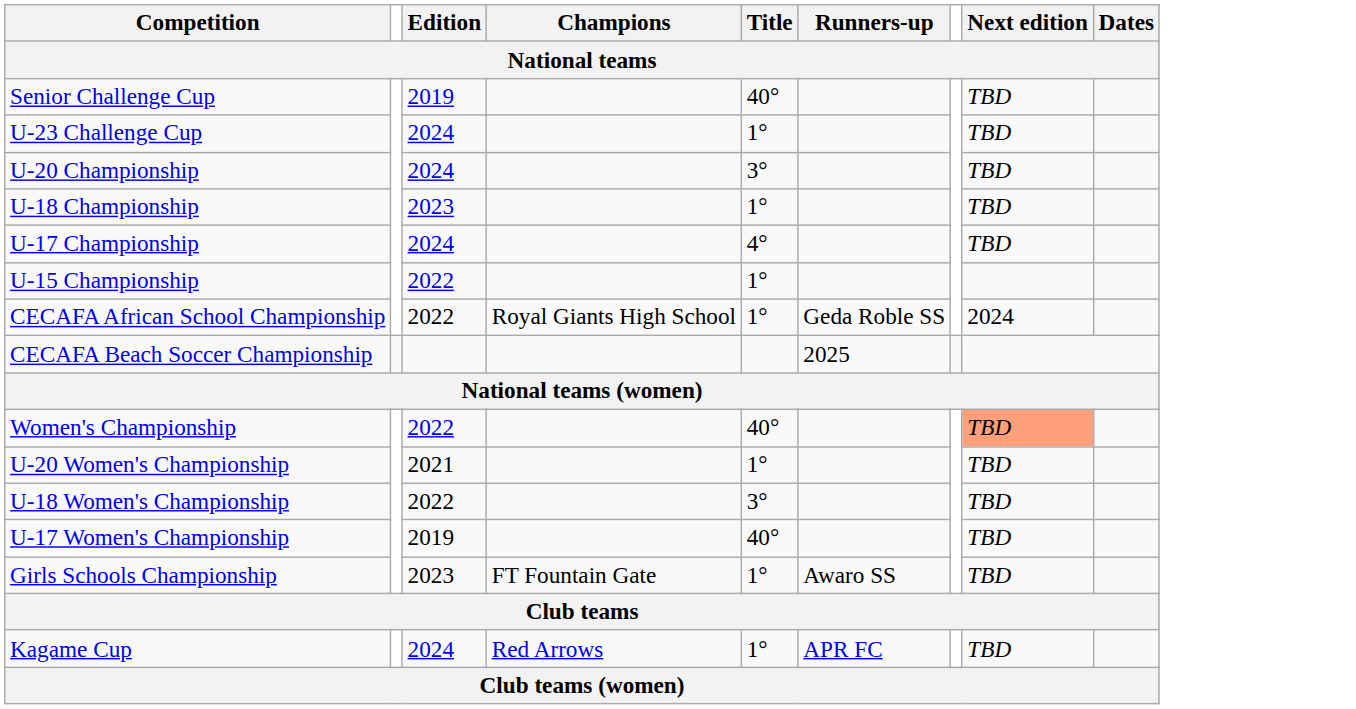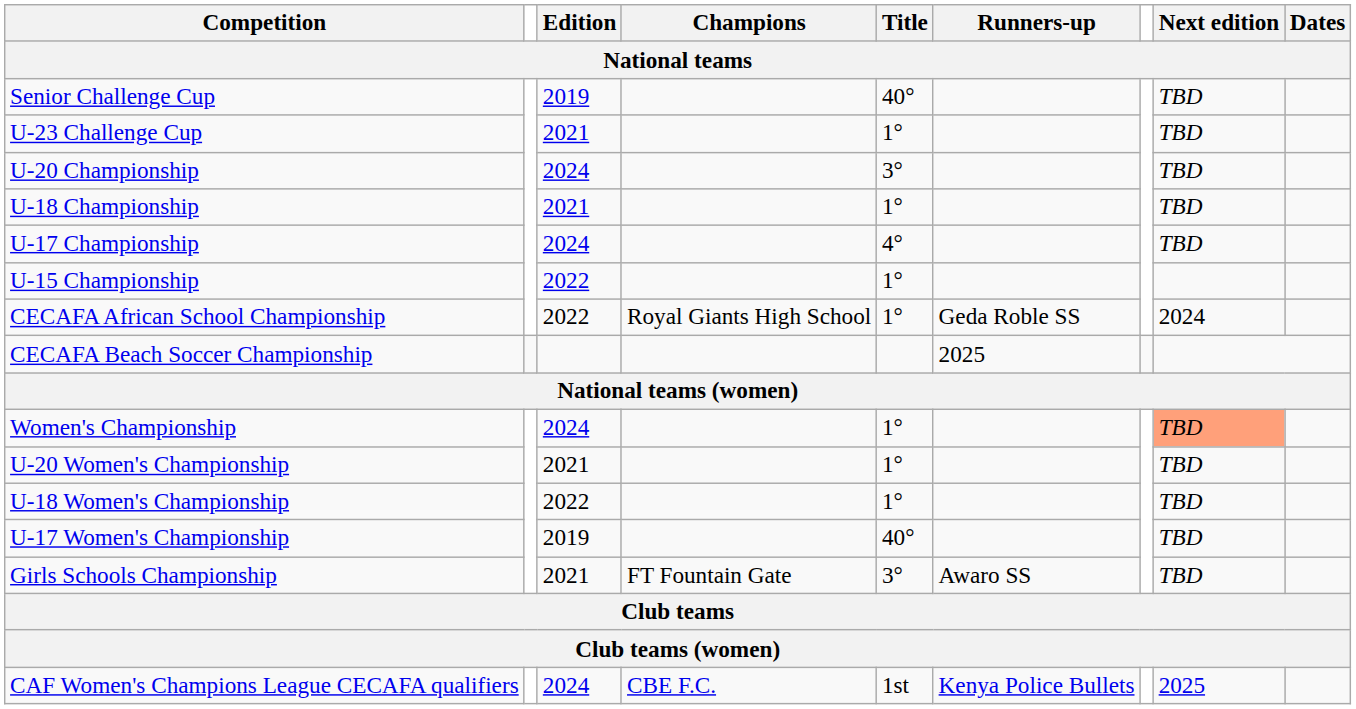(431, 133) 2024 -> (566, 133) 2021
(431, 206) 2023 -> (566, 206) 2021
(431, 427) 2022 -> (566, 427) 2024
(763, 427) 40° -> (892, 427) 1°
(757, 501) 3° -> (892, 501) 1°
(431, 574) 2023 -> (566, 574) 2021
(757, 574) 1° -> (892, 574) 3°
- row: (71, 648)
+ row: (264, 685)
